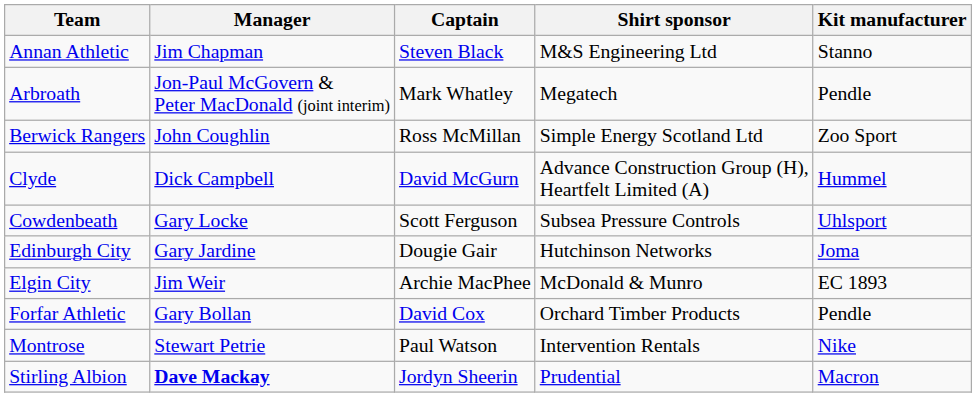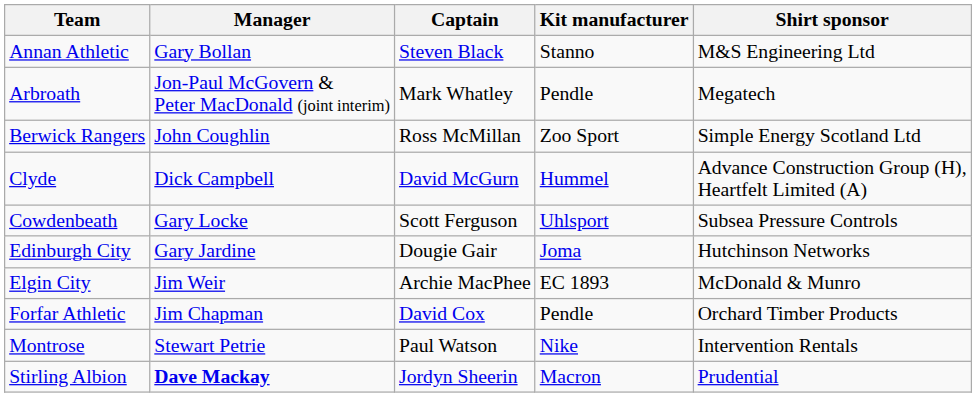columns swapped: (892, 20) <-> (674, 20)
(209, 51) Jim Chapman -> (203, 51) Gary Bollan
(203, 314) Gary Bollan -> (209, 314) Jim Chapman
